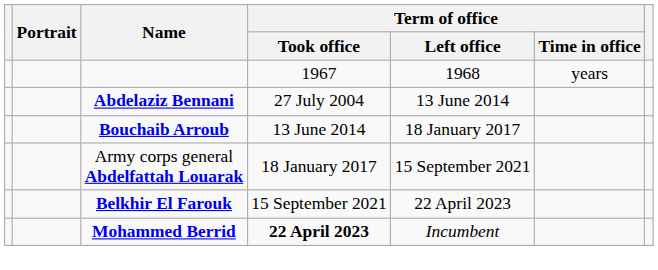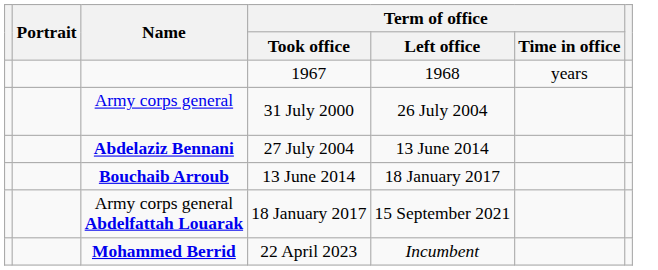+ row: (164, 101)
- row: (164, 203)
(319, 231) bold -> (309, 251) normal
